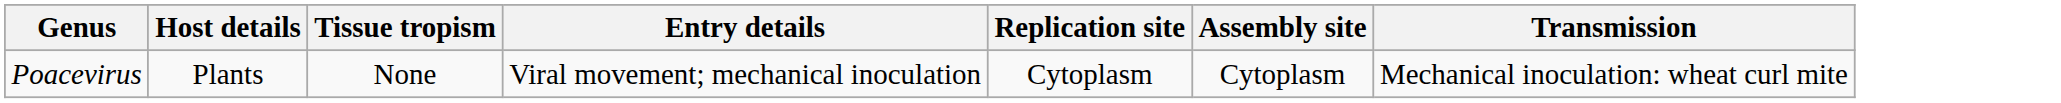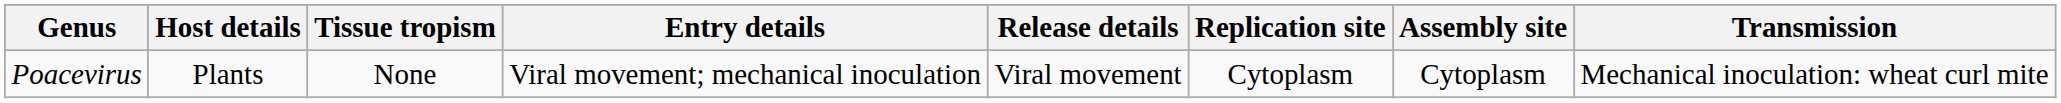+ column: (1088, 27)
